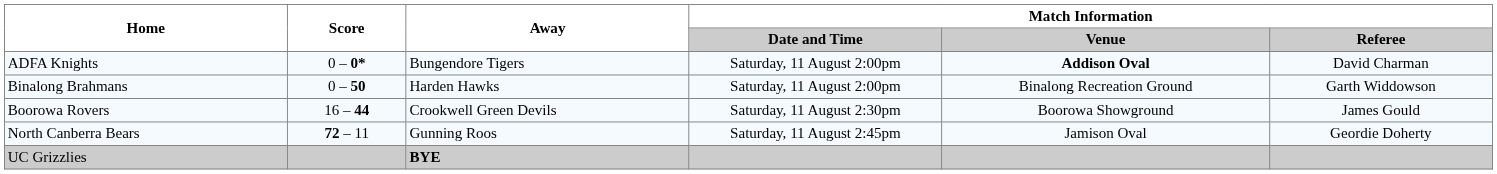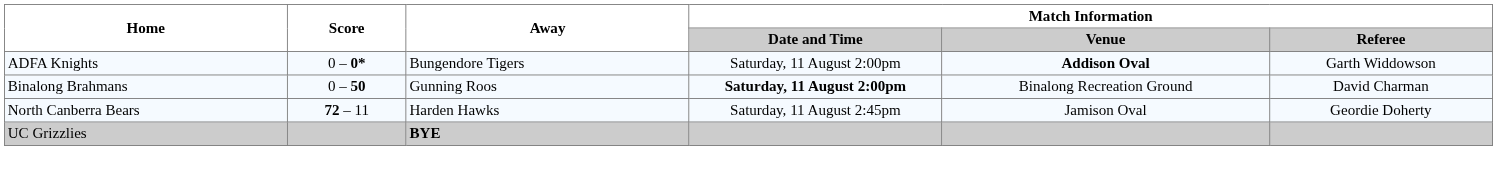(1381, 63) David Charman -> (1381, 63) Garth Widdowson
(454, 86) Harden Hawks -> (453, 86) Gunning Roos
(815, 86) normal -> (815, 86) bold
(1381, 86) Garth Widdowson -> (1381, 86) David Charman
- row: (59, 110)
(453, 133) Gunning Roos -> (454, 110) Harden Hawks
